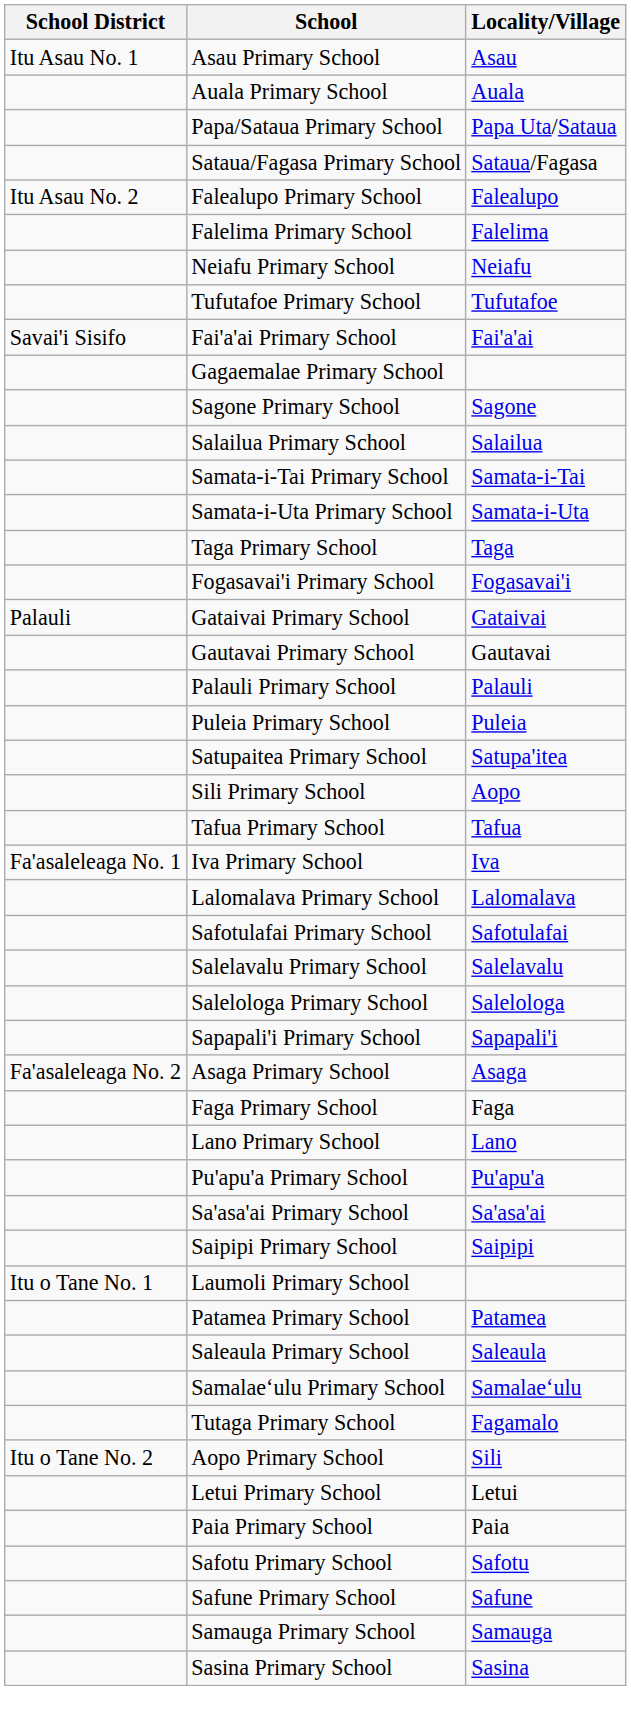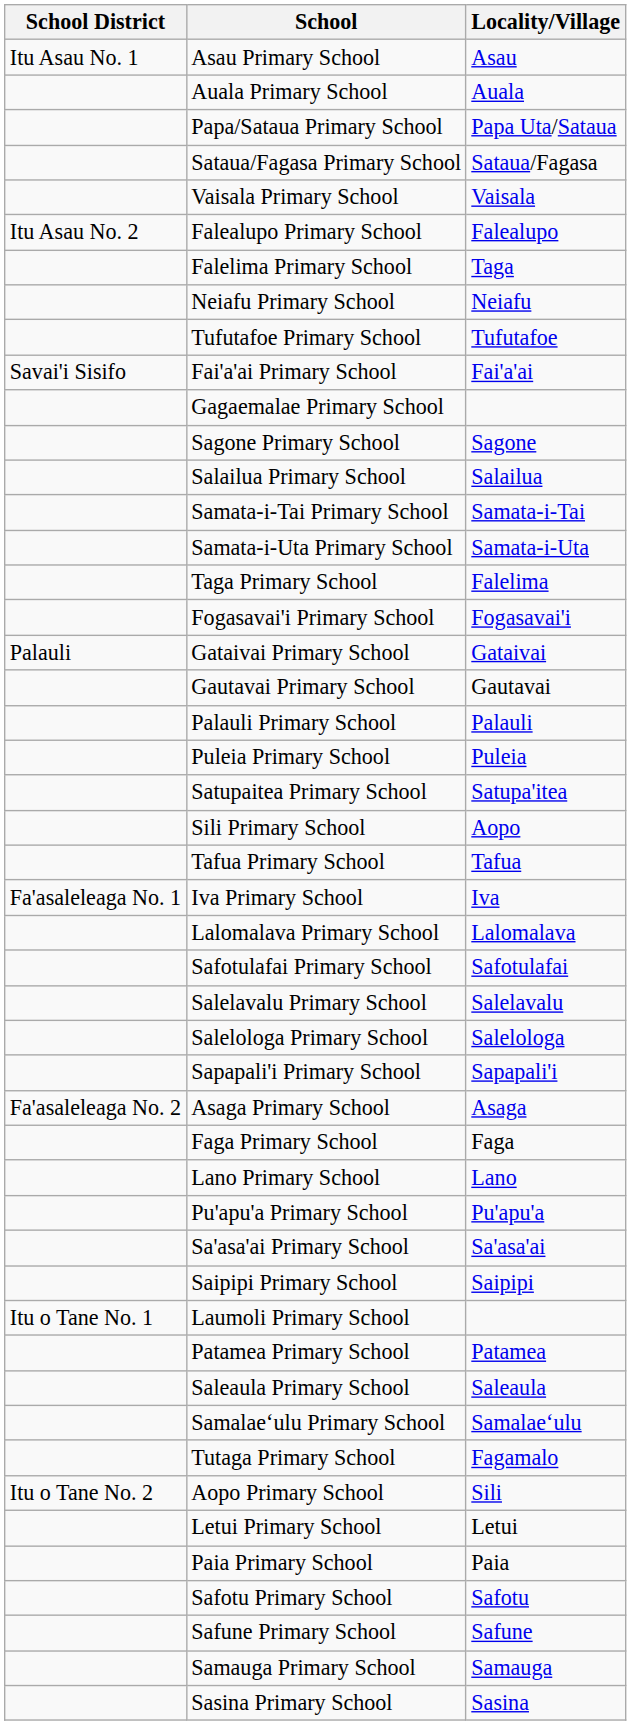+ row: (295, 197)
(510, 232) Falelima -> (493, 267) Taga
(493, 547) Taga -> (510, 582) Falelima
